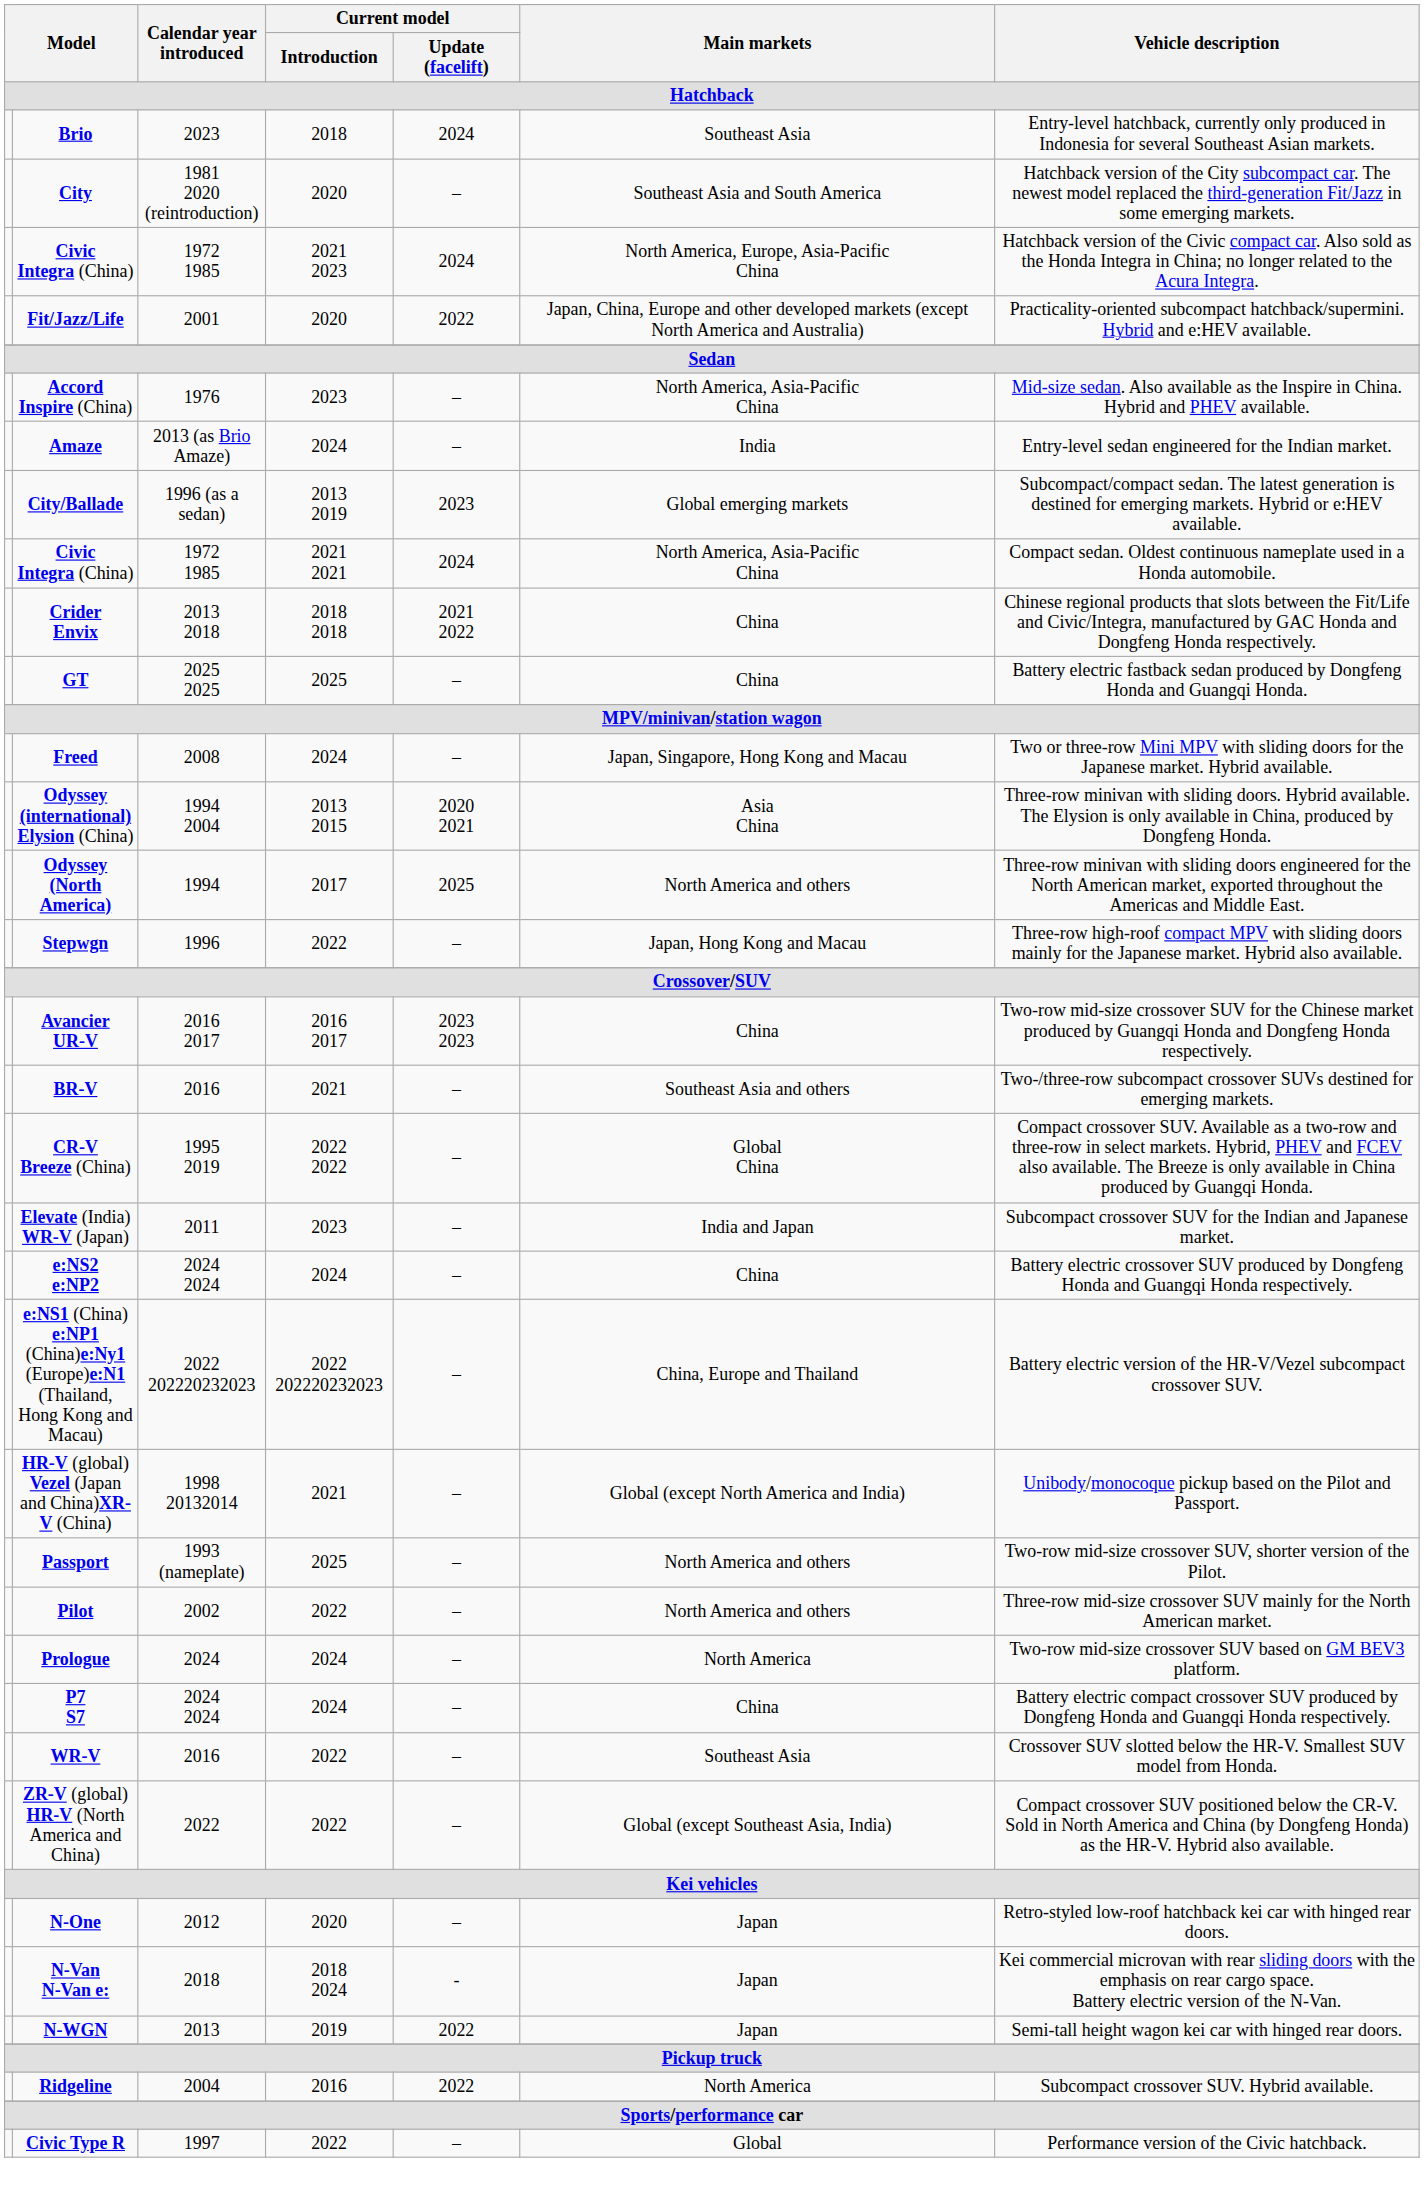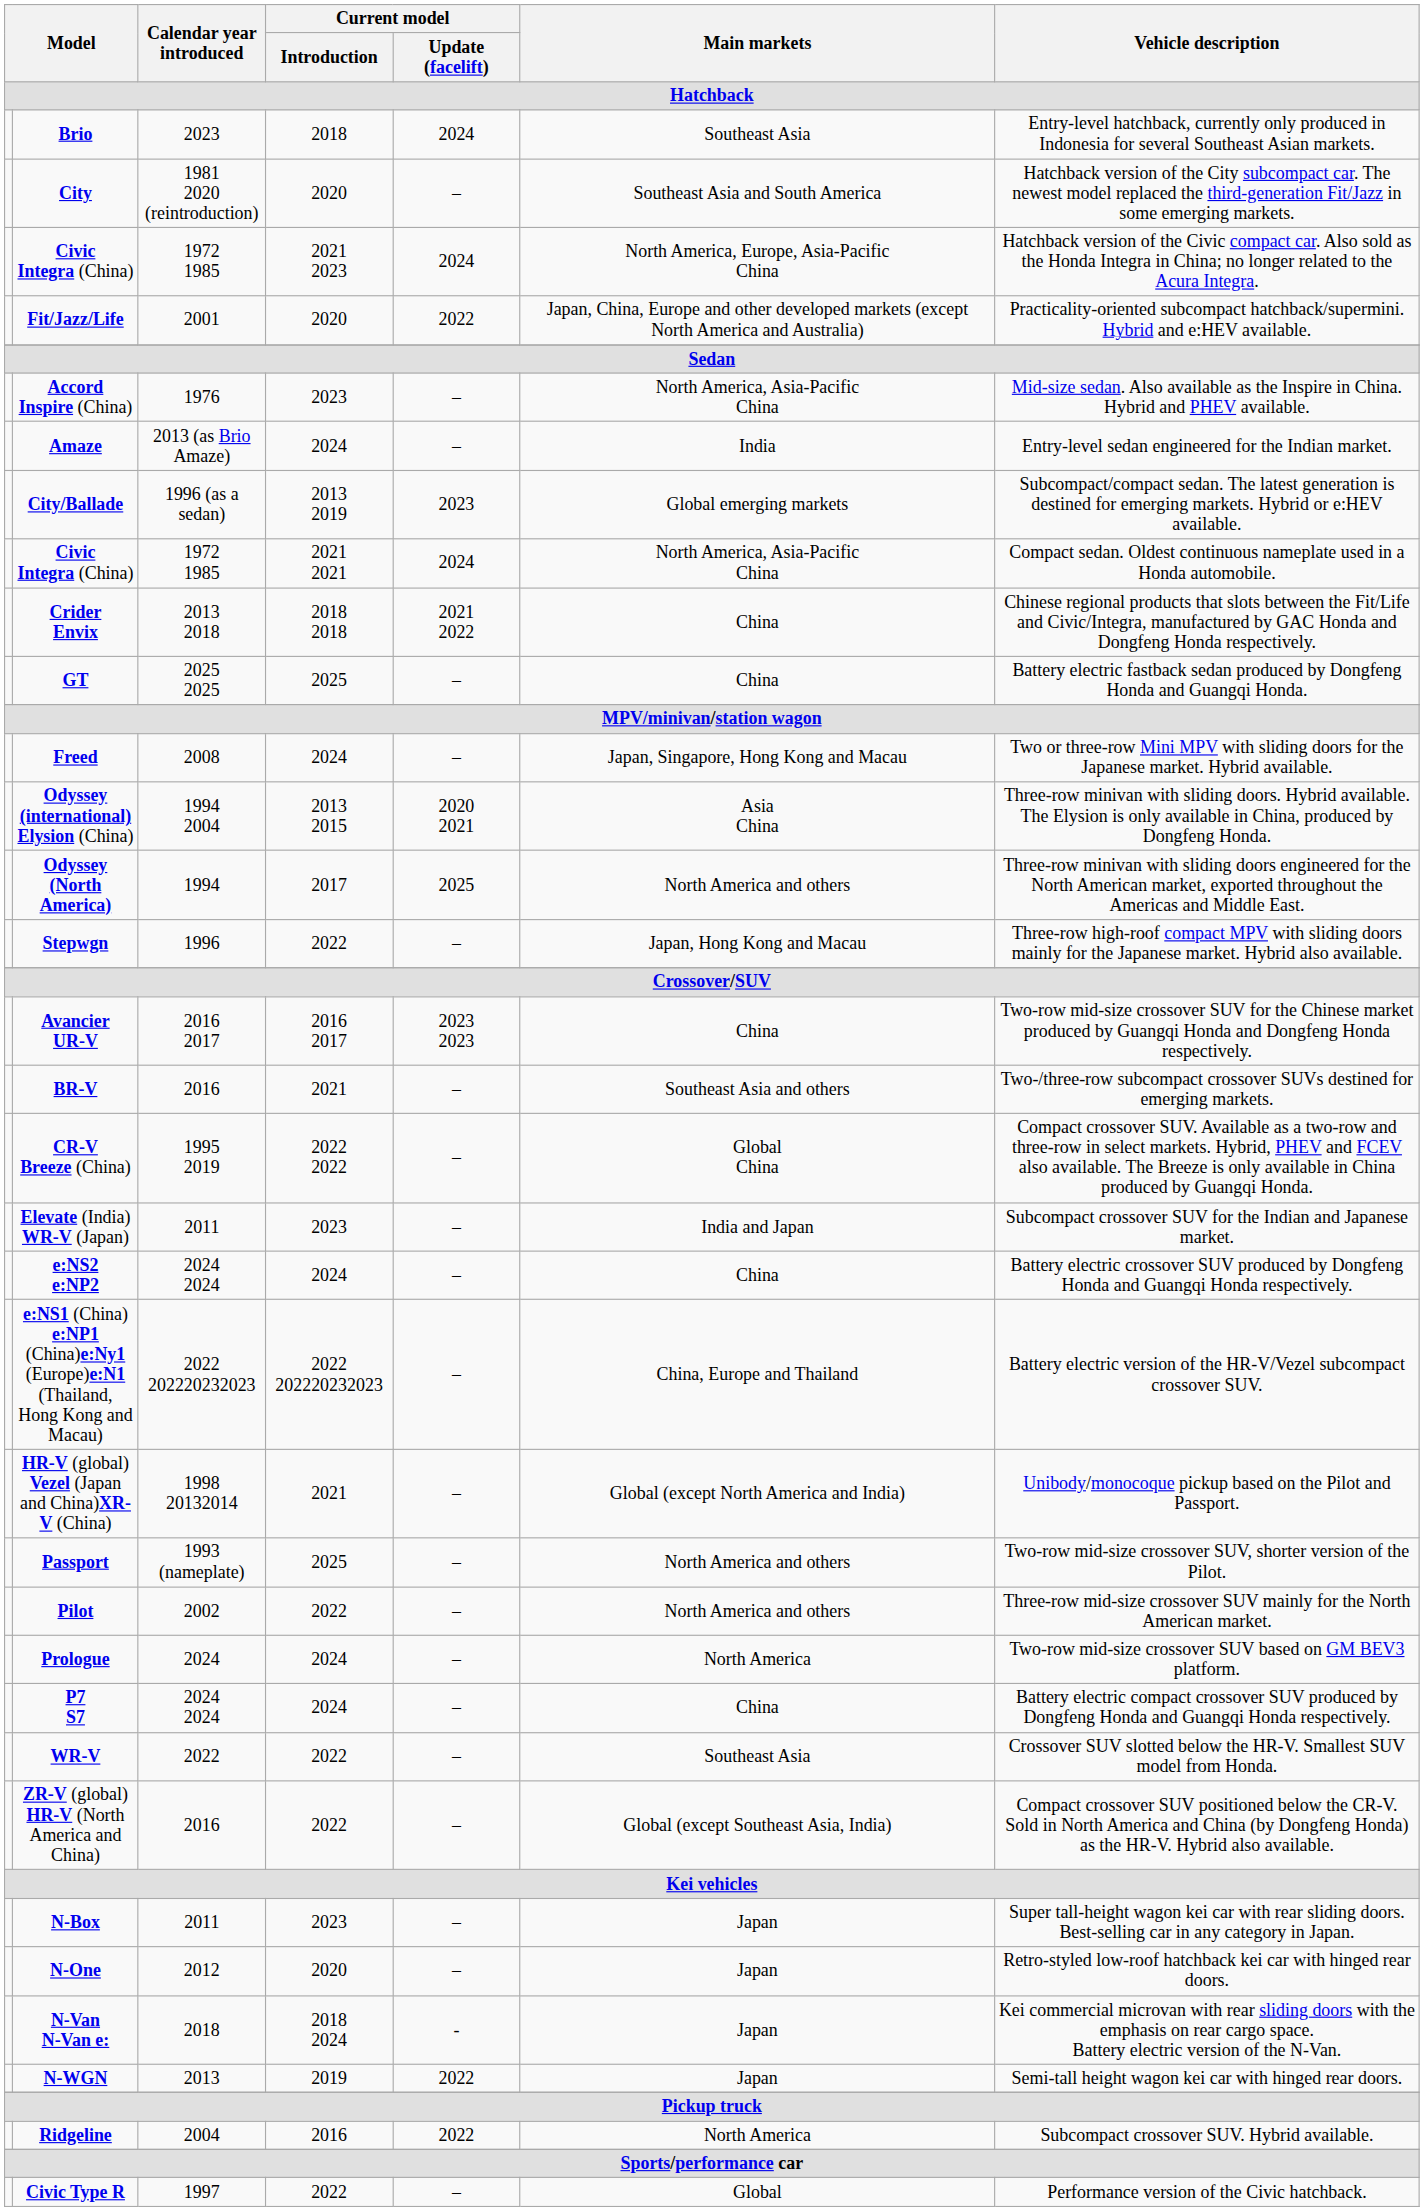(202, 1756) 2016 -> (202, 1756) 2022
(202, 1825) 2022 -> (202, 1825) 2016
+ row: (75, 1922)
